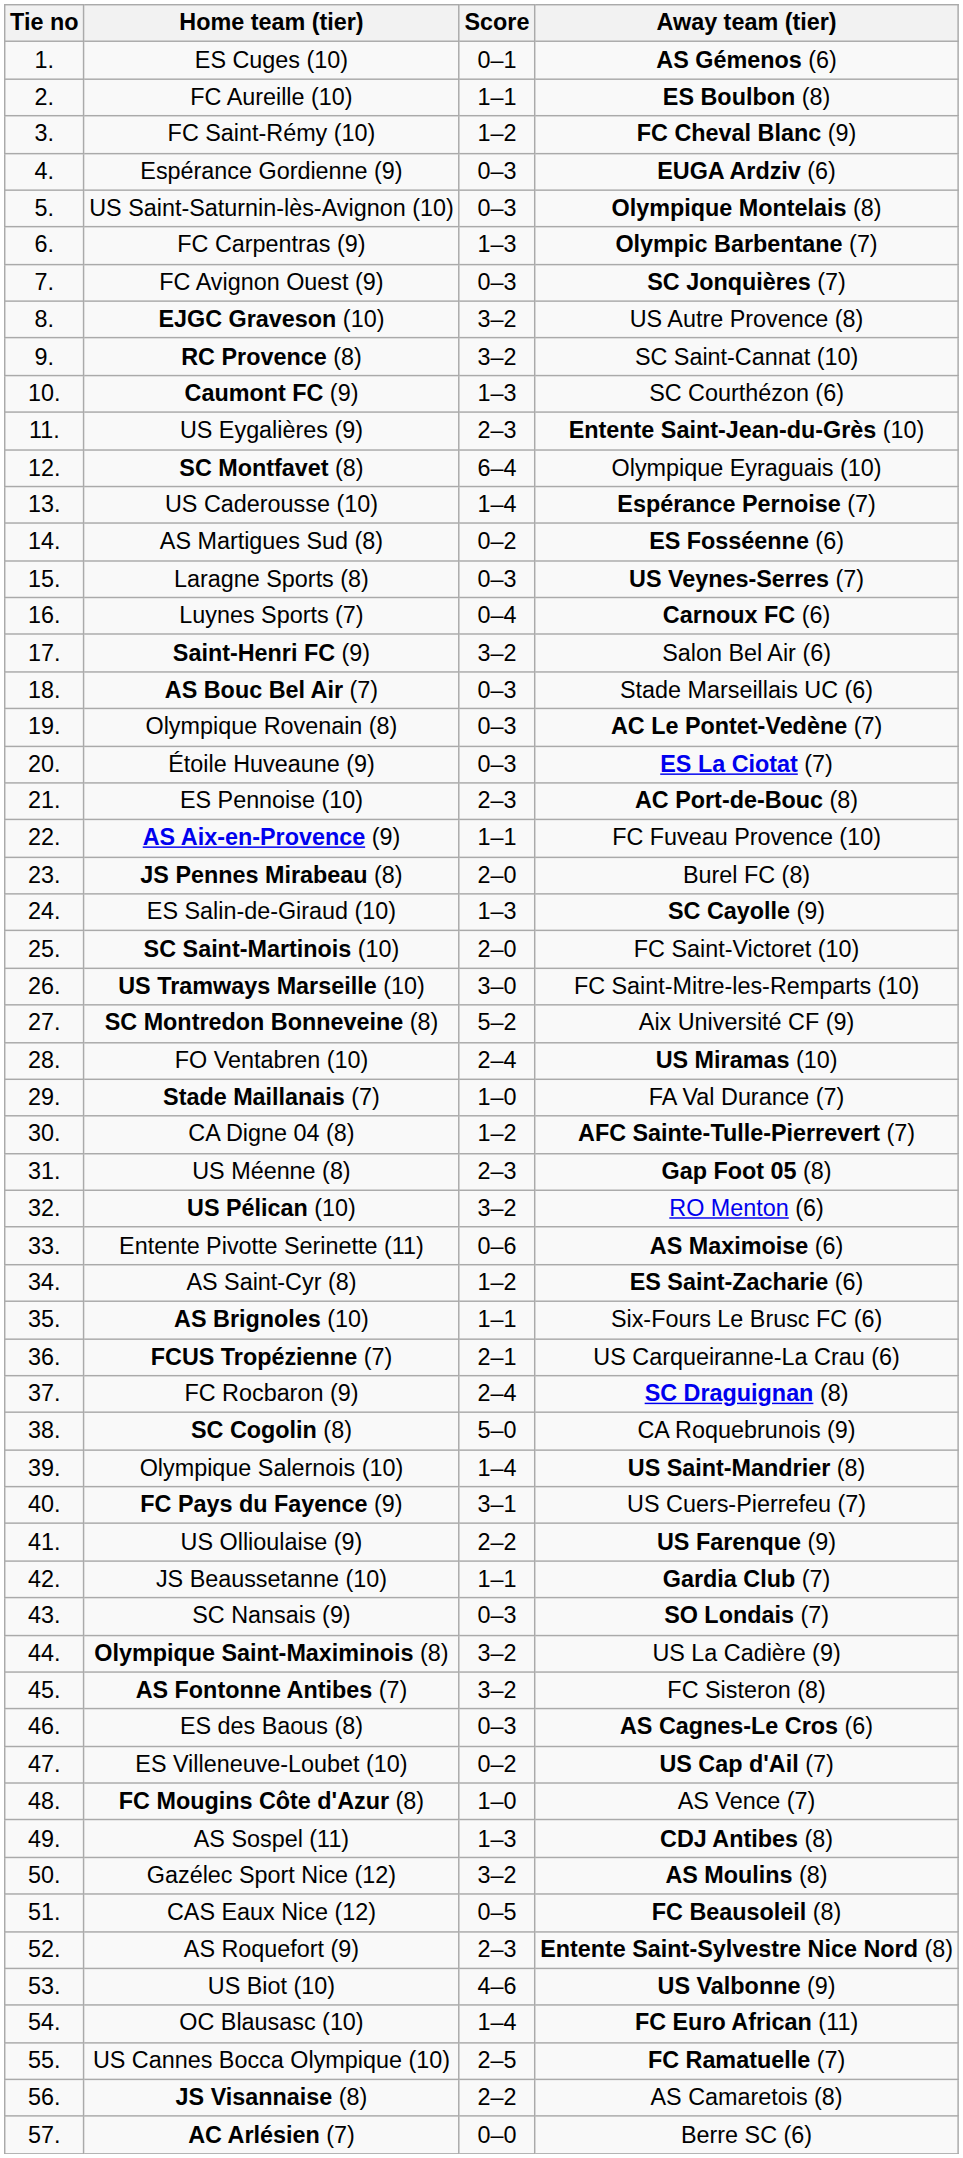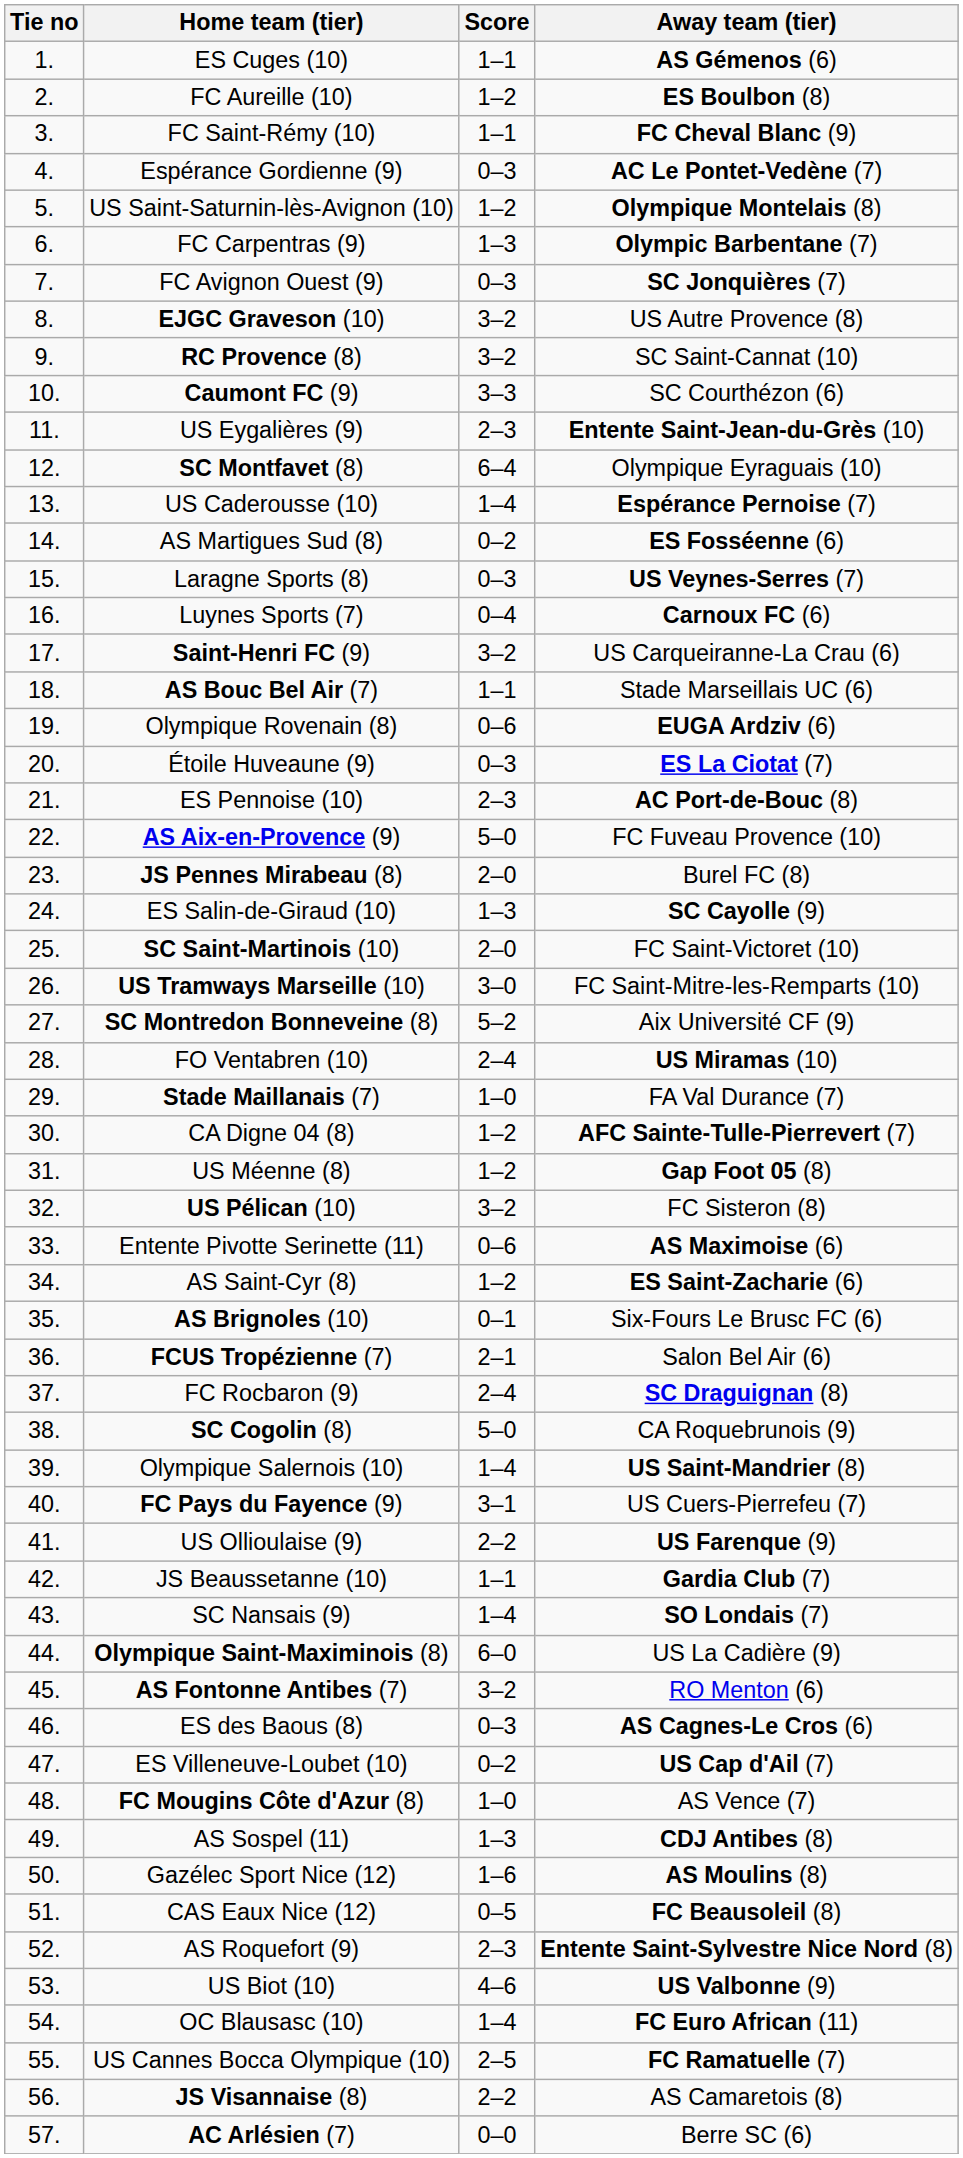(497, 60) 0–1 -> (497, 60) 1–1
(497, 97) 1–1 -> (497, 97) 1–2
(497, 134) 1–2 -> (497, 134) 1–1
(747, 171) EUGA Ardziv (6) -> (747, 171) AC Le Pontet-Vedène (7)
(497, 208) 0–3 -> (497, 208) 1–2
(497, 393) 1–3 -> (497, 393) 3–3
(747, 652) Salon Bel Air (6) -> (747, 652) US Carqueiranne-La Crau (6)
(497, 689) 0–3 -> (497, 689) 1–1
(497, 726) 0–3 -> (497, 726) 0–6
(747, 726) AC Le Pontet-Vedène (7) -> (747, 726) EUGA Ardziv (6)
(497, 838) 1–1 -> (497, 838) 5–0
(497, 1171) 2–3 -> (497, 1171) 1–2
(747, 1208) RO Menton (6) -> (747, 1208) FC Sisteron (8)
(497, 1319) 1–1 -> (497, 1319) 0–1
(747, 1356) US Carqueiranne-La Crau (6) -> (747, 1356) Salon Bel Air (6)
(497, 1616) 0–3 -> (497, 1616) 1–4
(497, 1653) 3–2 -> (497, 1653) 6–0
(747, 1690) FC Sisteron (8) -> (747, 1690) RO Menton (6)
(497, 1875) 3–2 -> (497, 1875) 1–6
